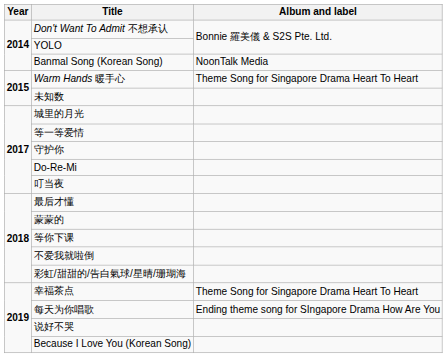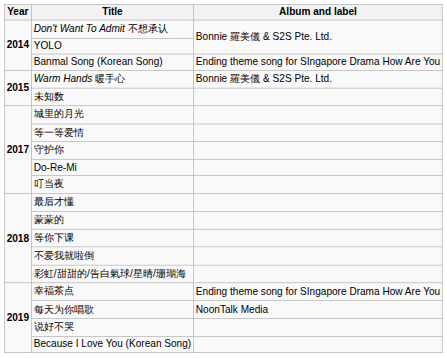(232, 62) NoonTalk Media -> (318, 62) Ending theme song for SIngapore Drama How Are You
(307, 79) Theme Song for Singapore Drama Heart To Heart -> (264, 78) Bonnie 羅美儀 & S2S Pte. Ltd.
(307, 291) Theme Song for Singapore Drama Heart To Heart -> (318, 291) Ending theme song for SIngapore Drama How Are You
(318, 309) Ending theme song for SIngapore Drama How Are You -> (232, 309) NoonTalk Media
